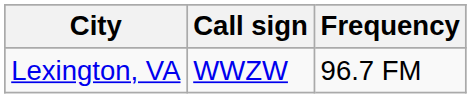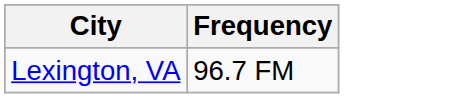- column: (251, 26)
